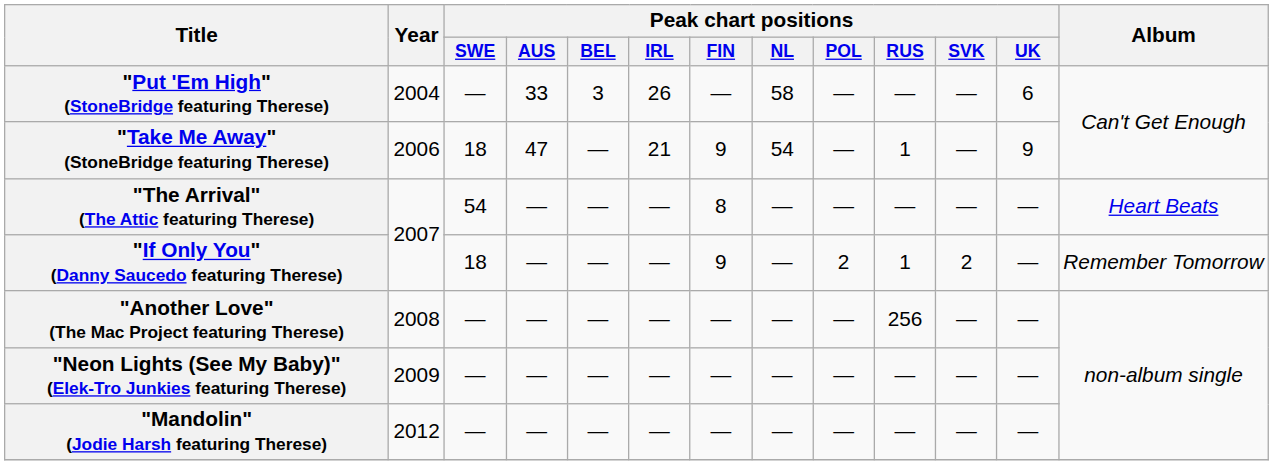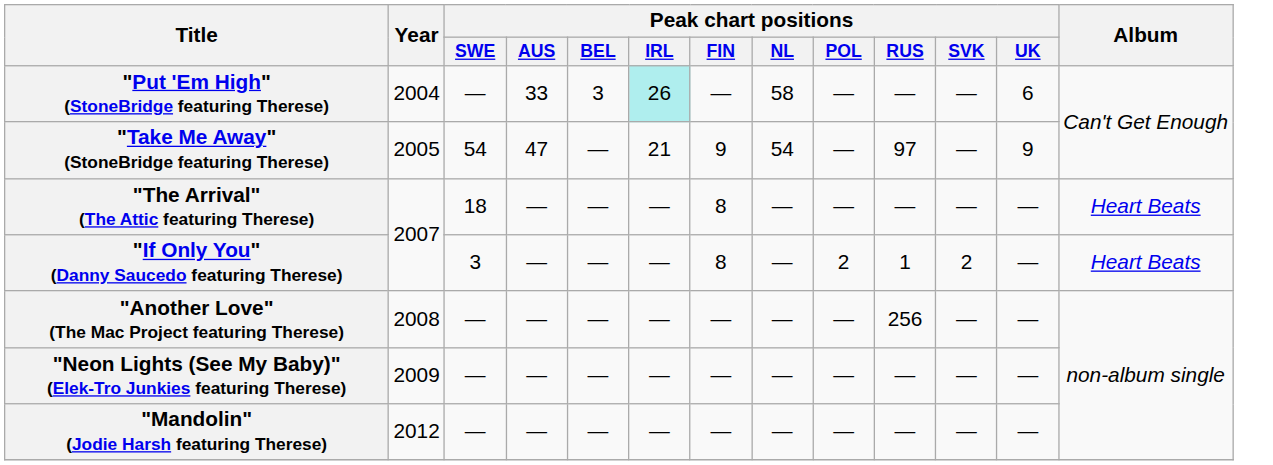(659, 93) no background -> (659, 93) paleturquoise background
(417, 149) 2006 -> (417, 149) 2005
(475, 149) 18 -> (475, 149) 54
(905, 149) 1 -> (905, 149) 97
(475, 206) 54 -> (475, 206) 18
(475, 262) 18 -> (475, 262) 3
(721, 262) 9 -> (721, 262) 8
(1164, 262) Remember Tomorrow -> (1146, 262) Heart Beats
